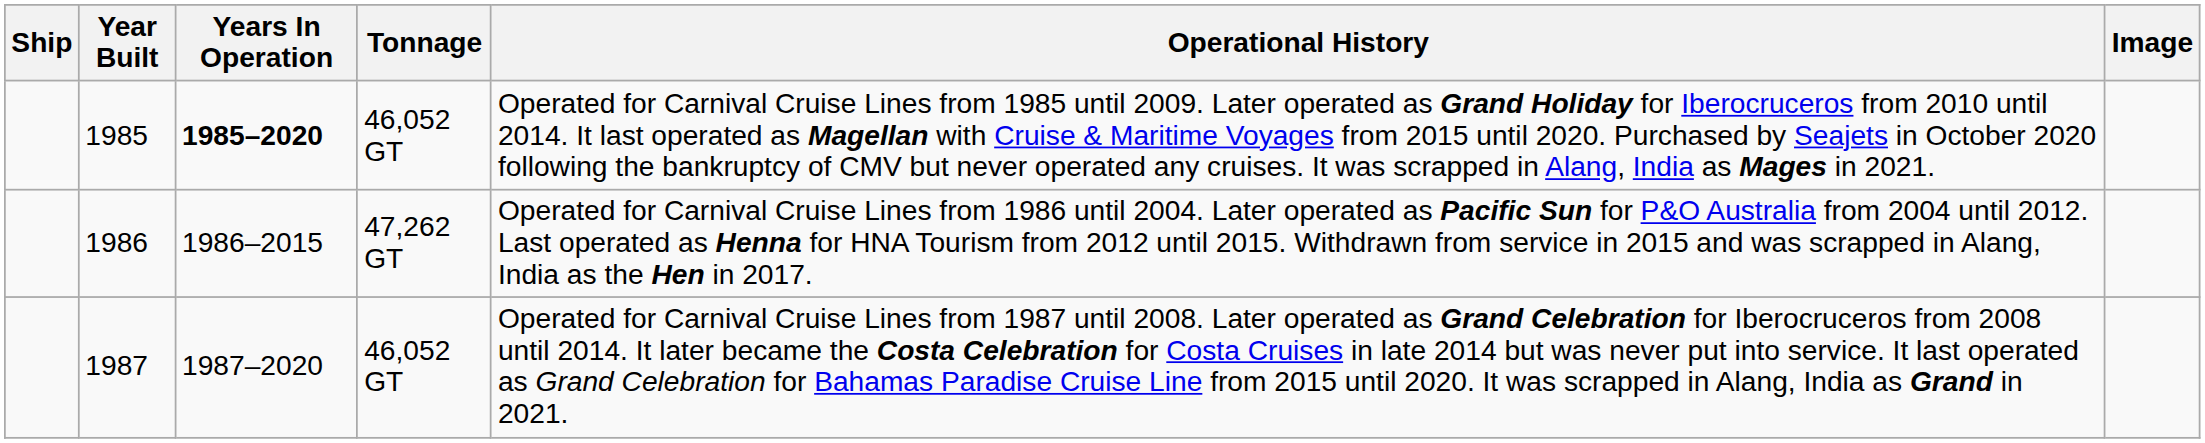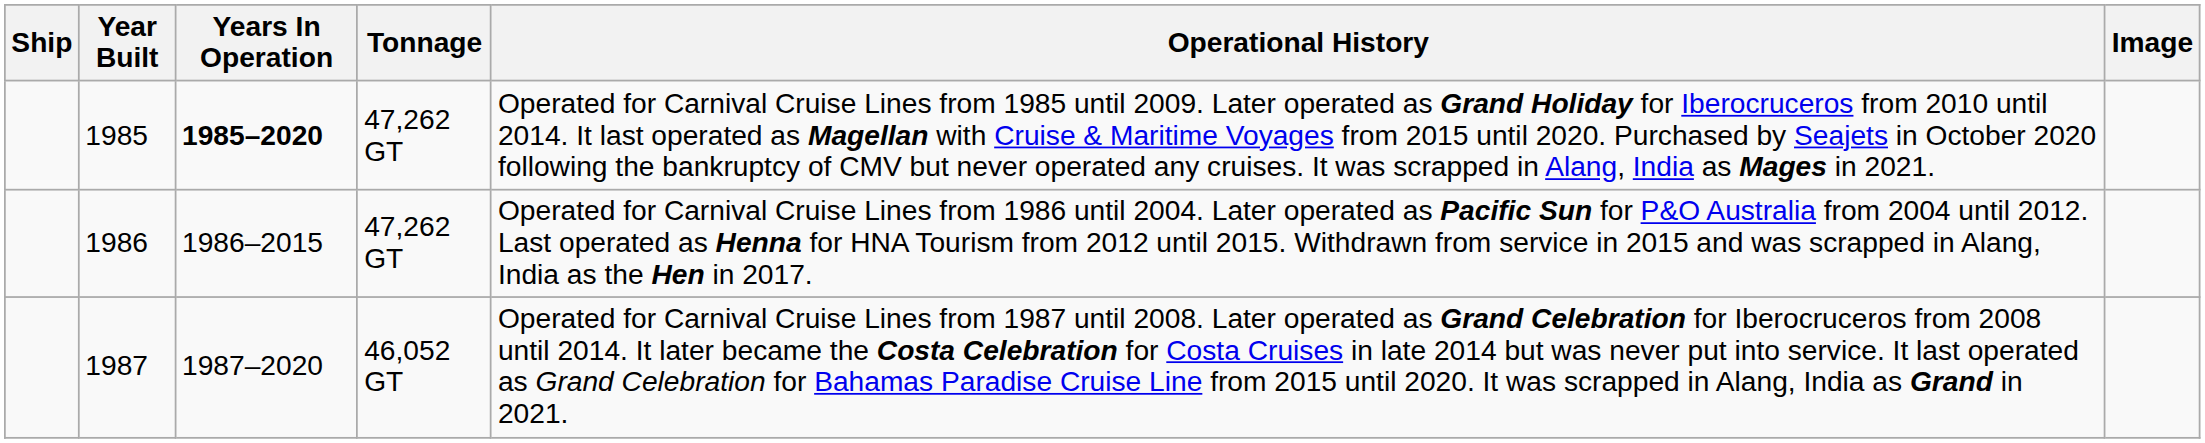(407, 134) 46,052 GT -> (407, 134) 47,262 GT
